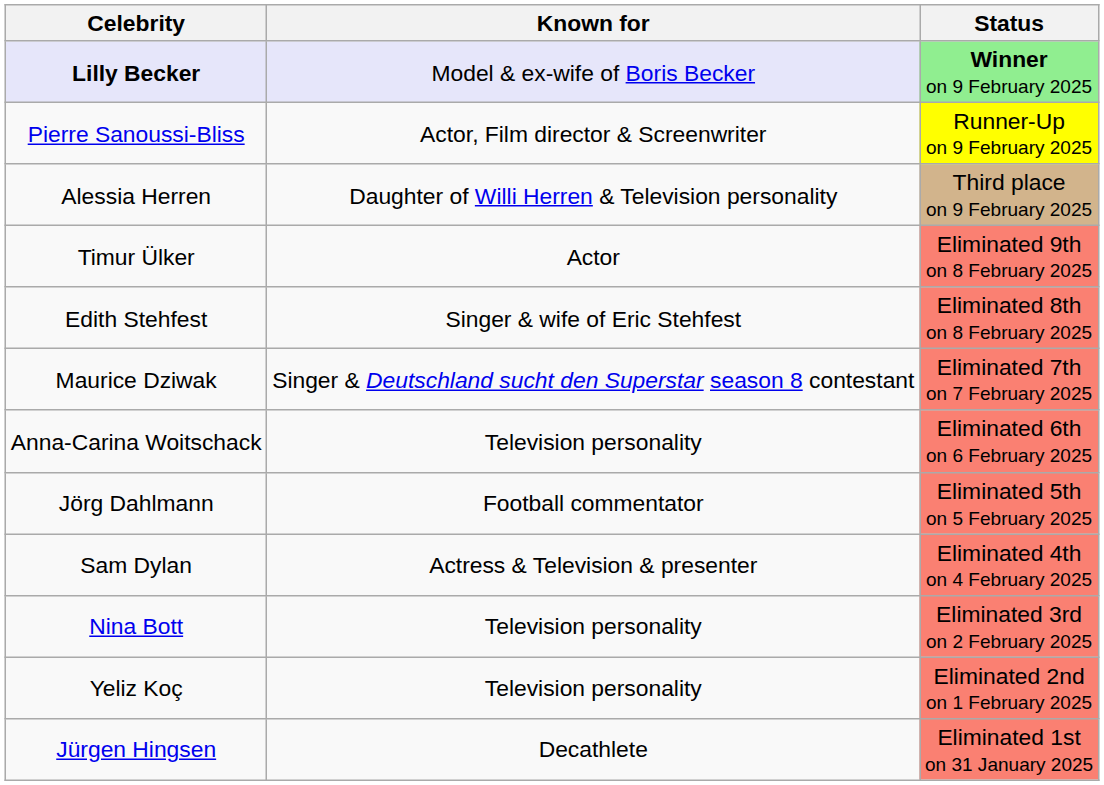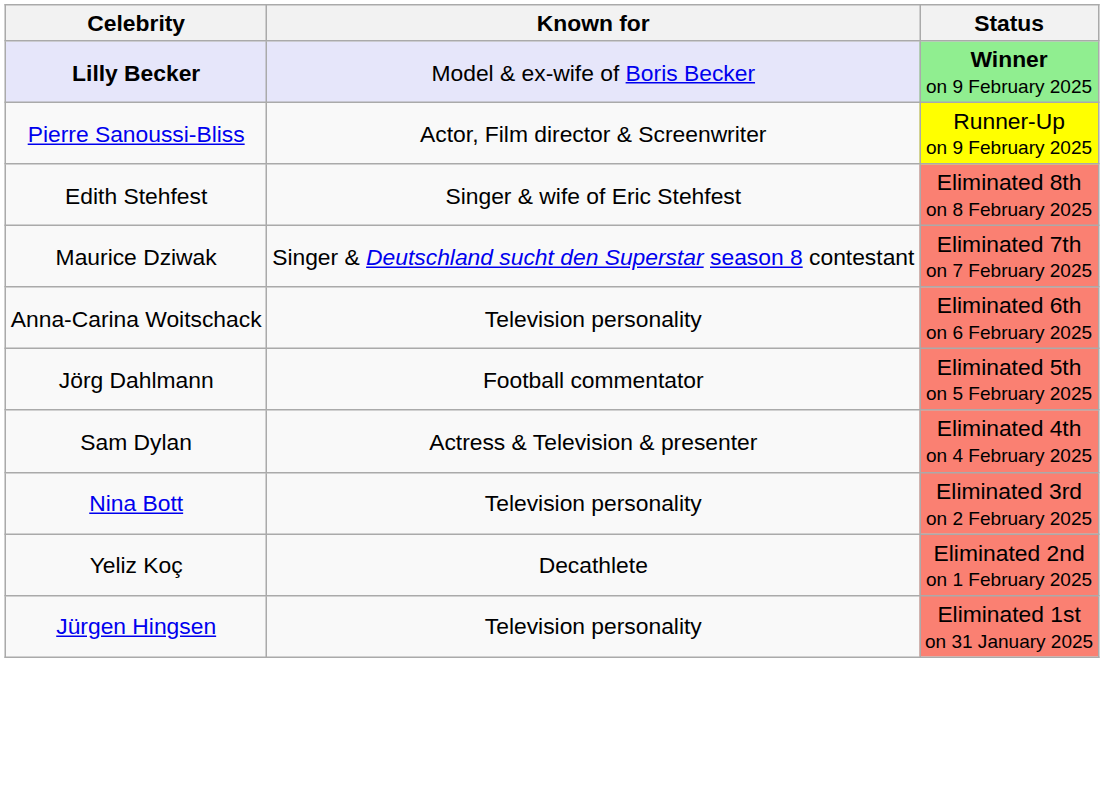- row: (136, 195)
- row: (136, 256)
(593, 688) Television personality -> (593, 564) Decathlete
(593, 749) Decathlete -> (593, 626) Television personality
